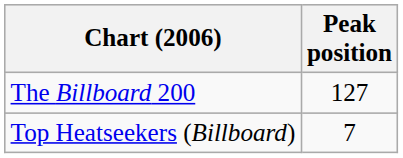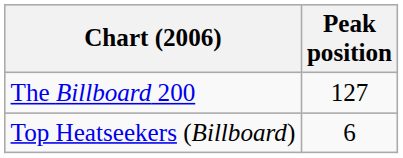(349, 132) 7 -> (349, 132) 6
